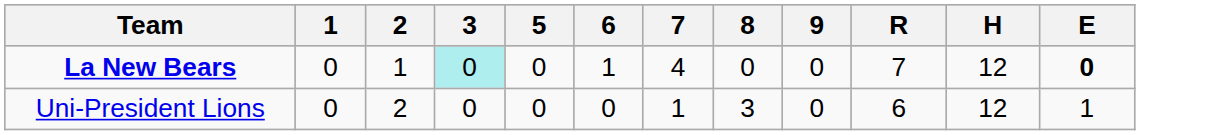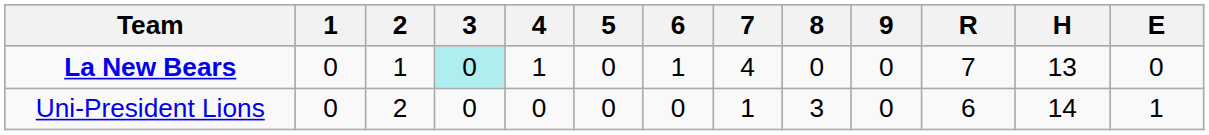+ column: (539, 25)
(993, 66) 12 -> (1062, 66) 13
(1087, 66) bold -> (1156, 66) normal
(993, 108) 12 -> (1062, 108) 14
